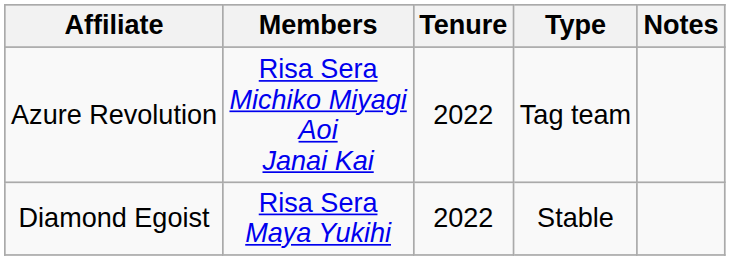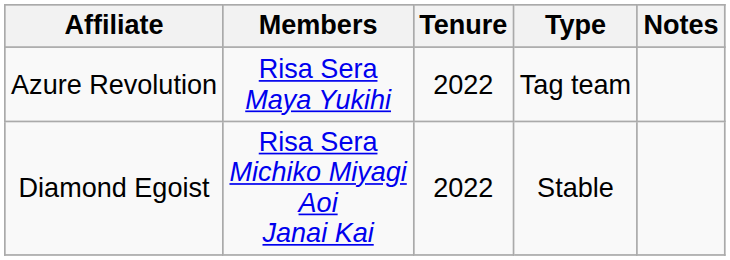(318, 114) Risa Sera Michiko Miyagi Aoi Janai Kai -> (318, 84) Risa Sera Maya Yukihi
(318, 218) Risa Sera Maya Yukihi -> (318, 187) Risa Sera Michiko Miyagi Aoi Janai Kai
